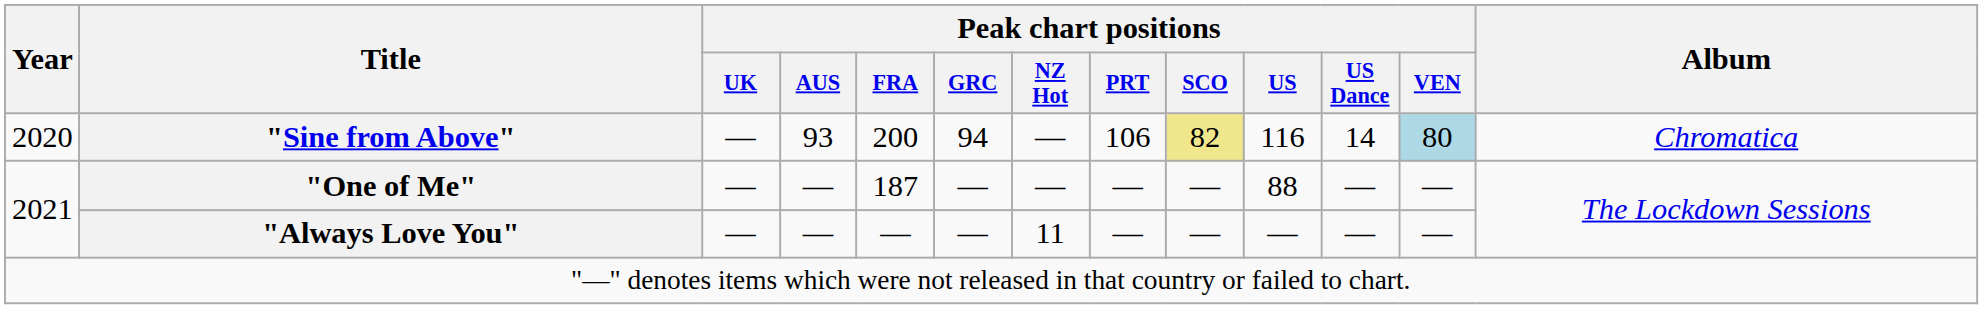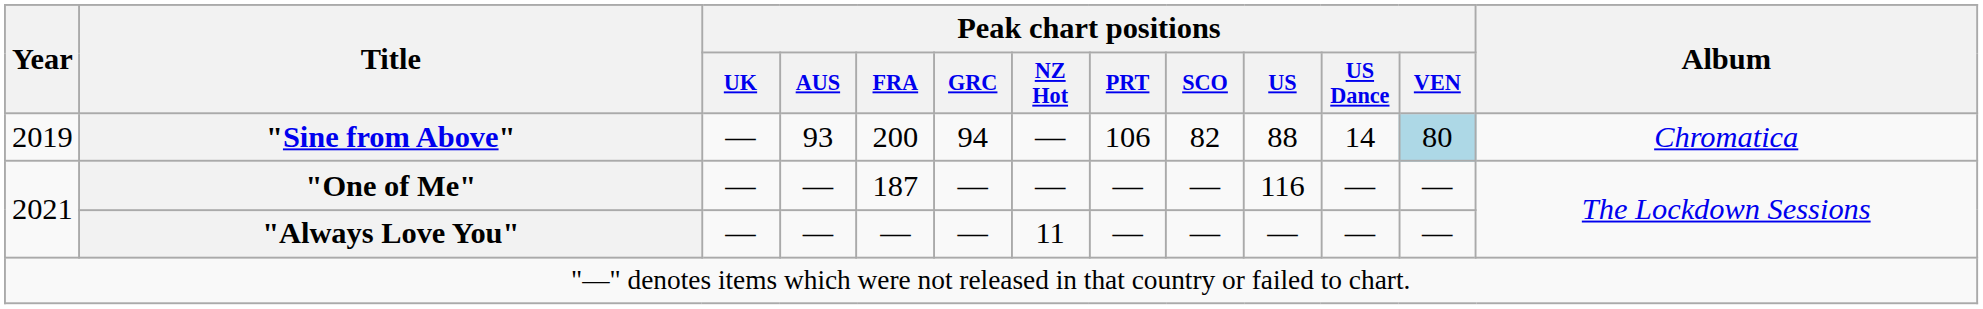(42, 136) 2020 -> (42, 136) 2019
(1205, 136) khaki background -> (1205, 136) no background
(1282, 136) 116 -> (1282, 136) 88
(1282, 185) 88 -> (1282, 185) 116
